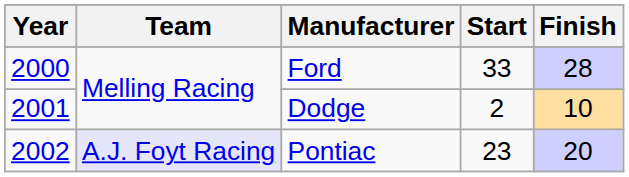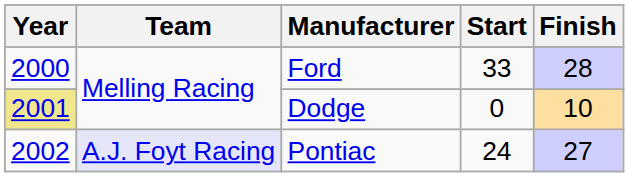(40, 109) no background -> (40, 109) khaki background
(497, 109) 2 -> (497, 109) 0
(497, 151) 23 -> (497, 151) 24
(578, 151) 20 -> (578, 151) 27
